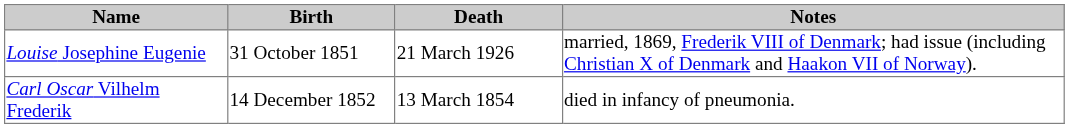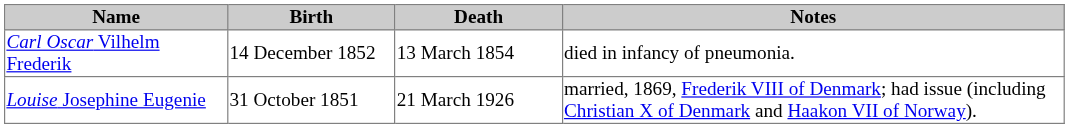rows swapped: (106, 53) <-> (83, 99)
